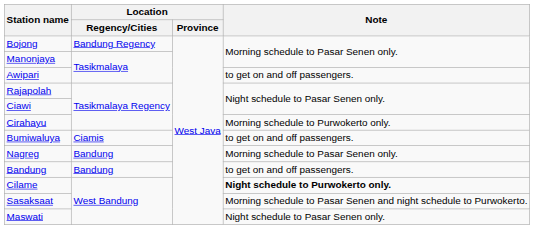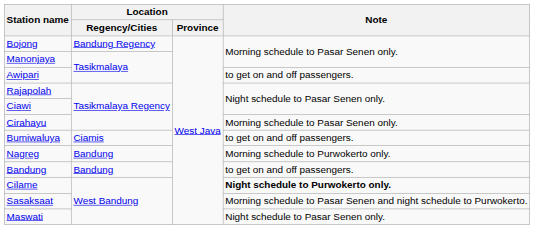(308, 122) Morning schedule to Purwokerto only. -> (311, 122) Morning schedule to Pasar Senen only.
(311, 153) Morning schedule to Pasar Senen only. -> (308, 153) Morning schedule to Purwokerto only.
